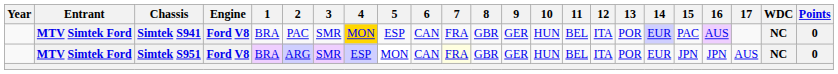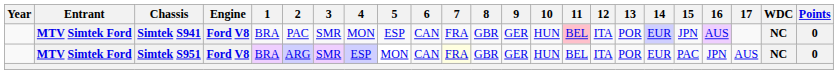(361, 33) gold background -> (361, 33) no background
(577, 33) no background -> (577, 33) pink background
(688, 33) PAC -> (688, 33) JPN
(688, 53) JPN -> (688, 53) PAC
